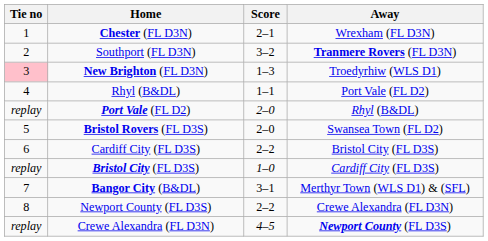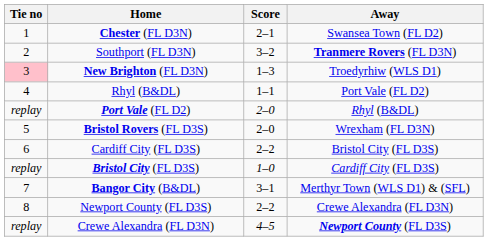(385, 33) Wrexham (FL D3N) -> (385, 33) Swansea Town (FL D2)
(385, 129) Swansea Town (FL D2) -> (385, 129) Wrexham (FL D3N)
